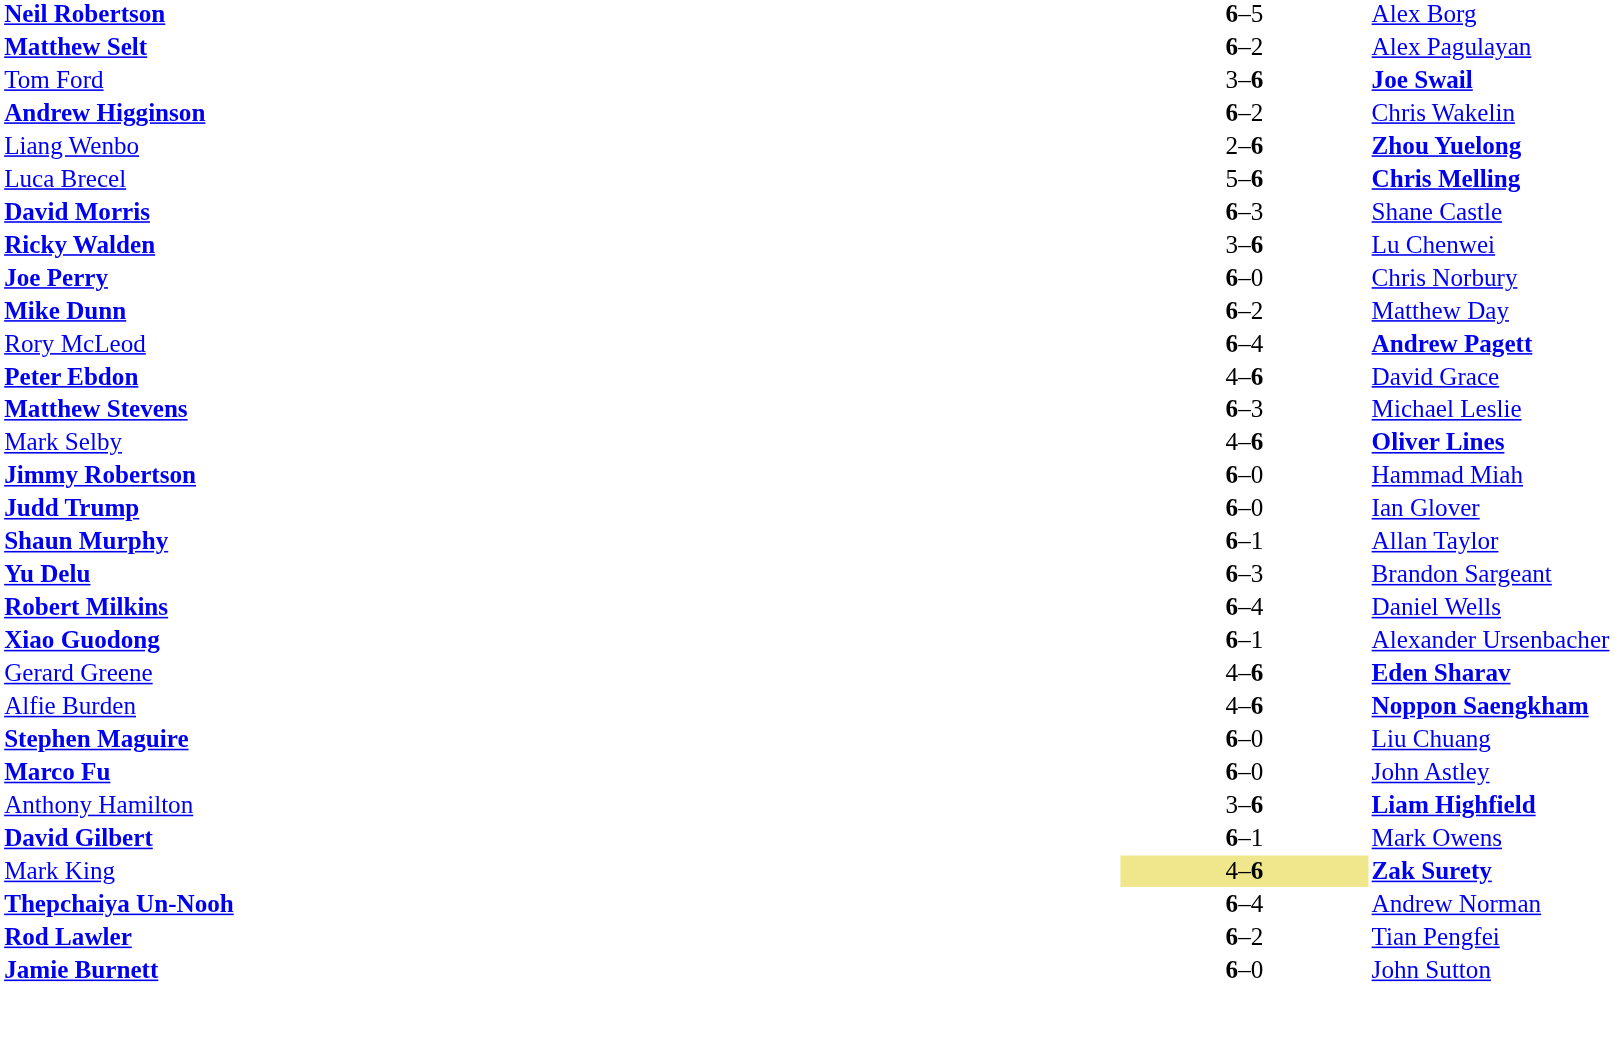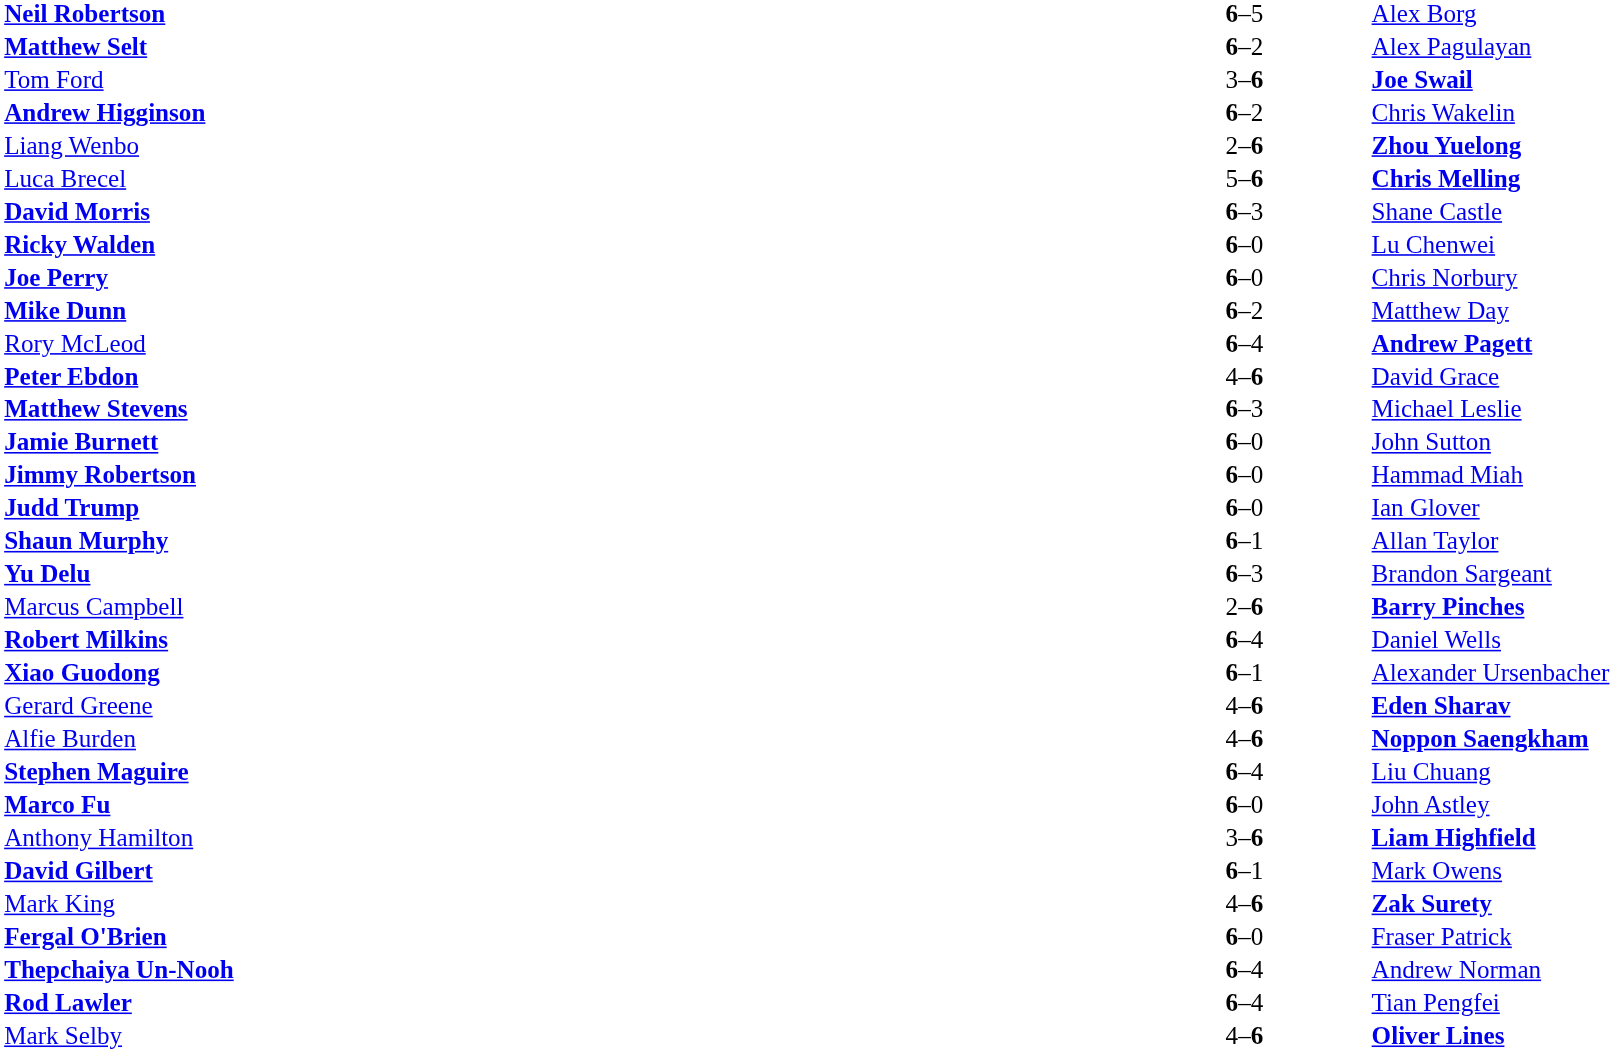(1244, 244) 3–6 -> (1244, 244) 6–0
rows swapped: (81, 969) <-> (63, 442)
+ row: (94, 607)
(1244, 739) 6–0 -> (1244, 772) 6–4
(1244, 870) khaki background -> (1244, 903) no background
+ row: (85, 936)
(1244, 936) 6–2 -> (1244, 1002) 6–4
